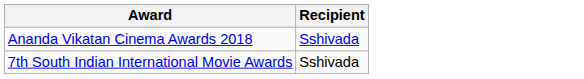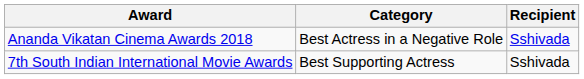+ column: (401, 16)
